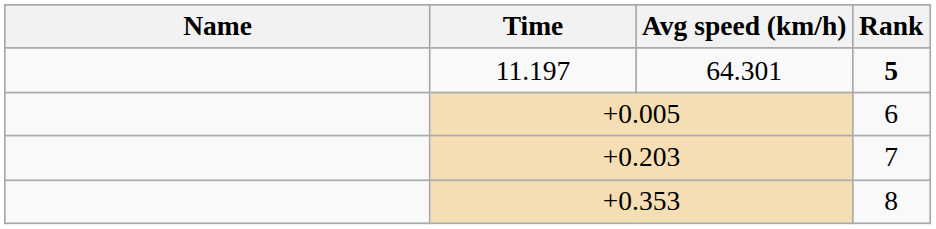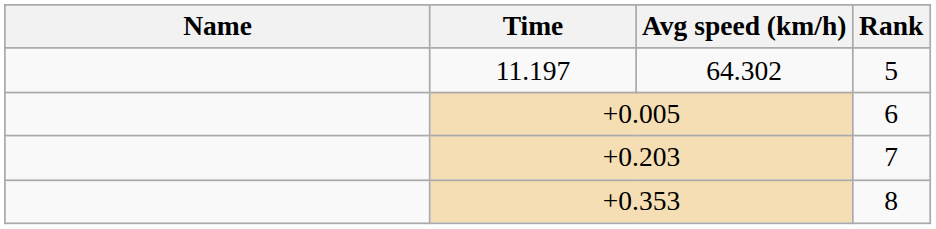(744, 69) 64.301 -> (744, 69) 64.302
(891, 69) bold -> (891, 69) normal
